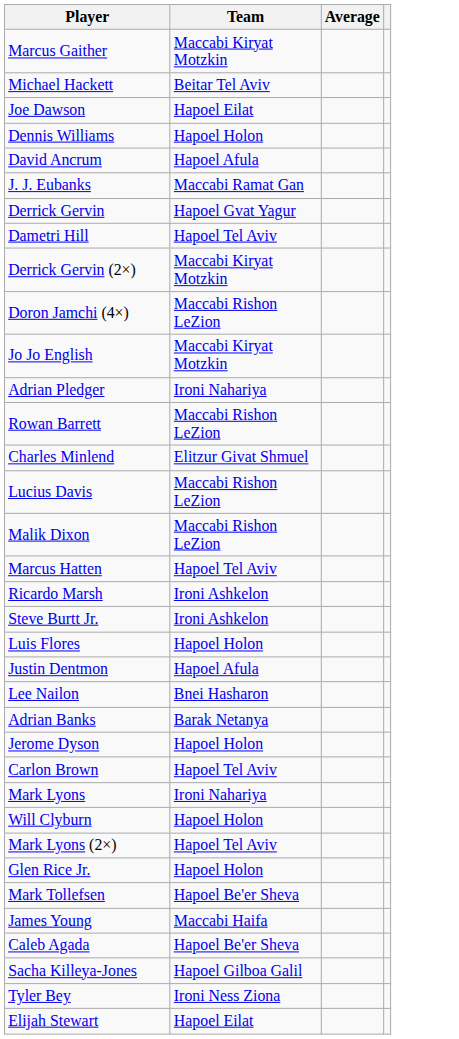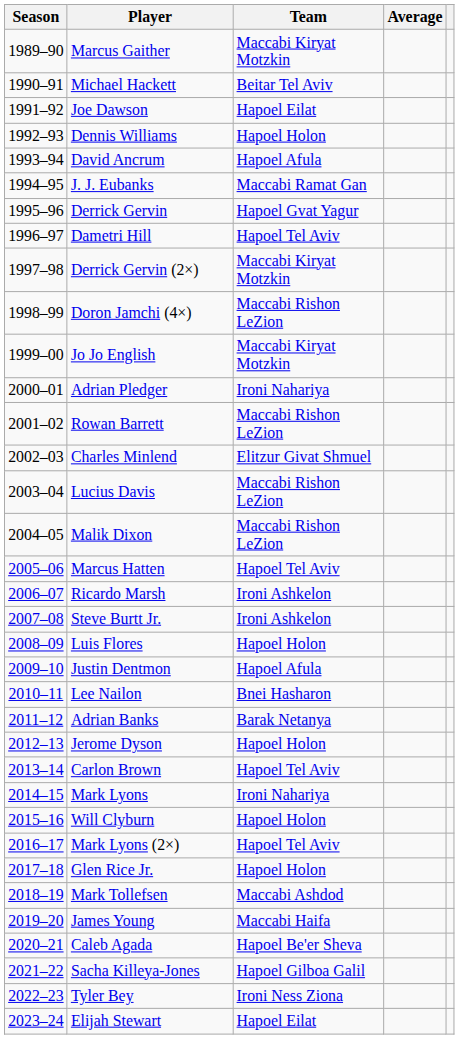+ column: (36, 17)
(236, 895) Hapoel Be'er Sheva -> (290, 895) Maccabi Ashdod
